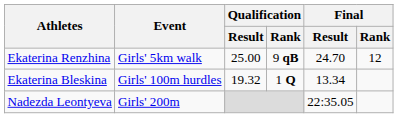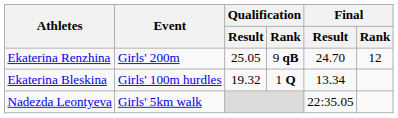(160, 58) Girls' 5km walk -> (149, 58) Girls' 200m
(246, 58) 25.00 -> (246, 58) 25.05
(149, 102) Girls' 200m -> (160, 102) Girls' 5km walk
